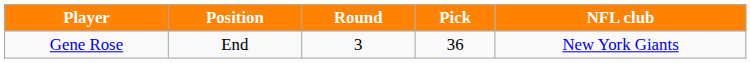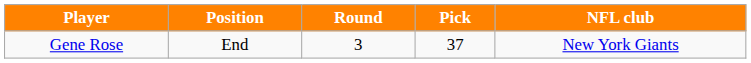(455, 44) 36 -> (455, 44) 37
